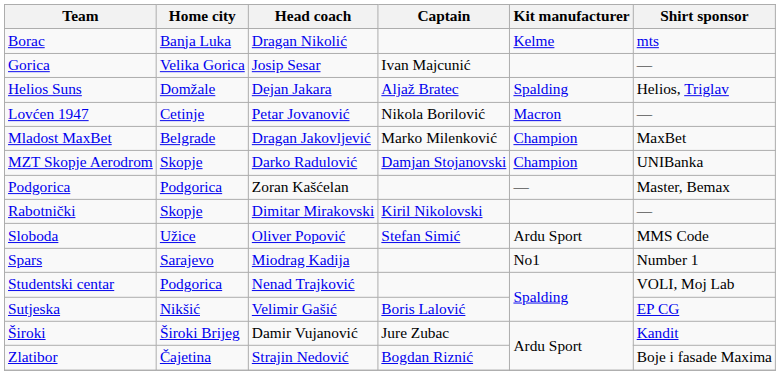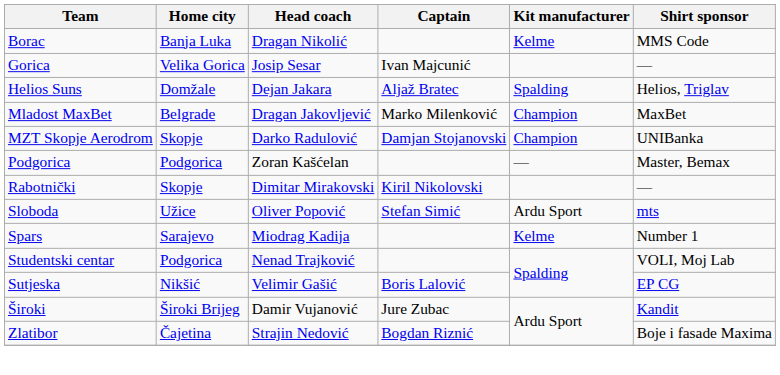(648, 41) mts -> (673, 41) MMS Code
- row: (48, 114)
(673, 235) MMS Code -> (648, 211) mts
(527, 260) No1 -> (534, 235) Kelme
